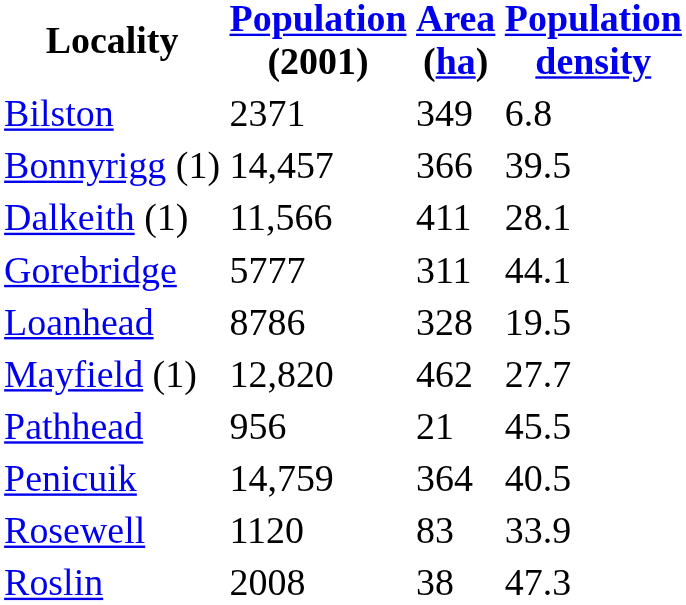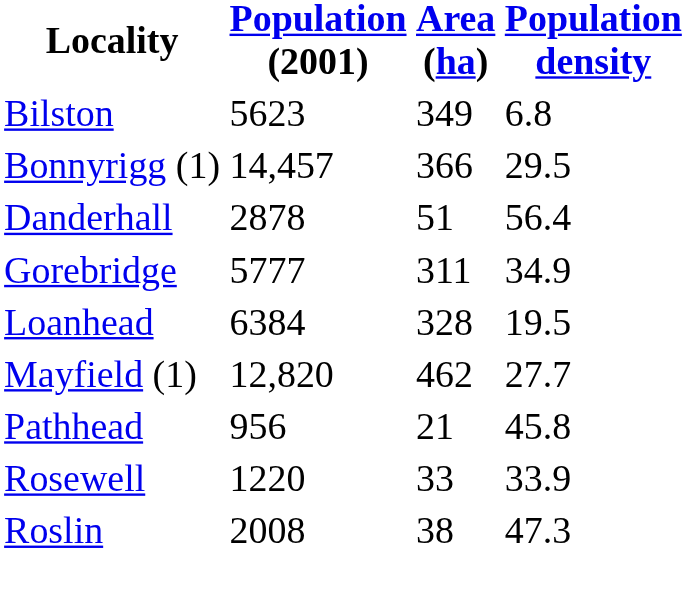(267, 113) 2371 -> (267, 113) 5623
(538, 165) 39.5 -> (538, 165) 29.5
- row: (96, 217)
+ row: (88, 217)
(538, 269) 44.1 -> (538, 269) 34.9
(267, 322) 8786 -> (267, 322) 6384
(538, 426) 45.5 -> (538, 426) 45.8
- row: (70, 478)
(267, 530) 1120 -> (267, 478) 1220
(435, 530) 83 -> (435, 478) 33
